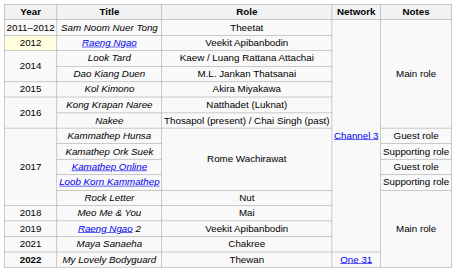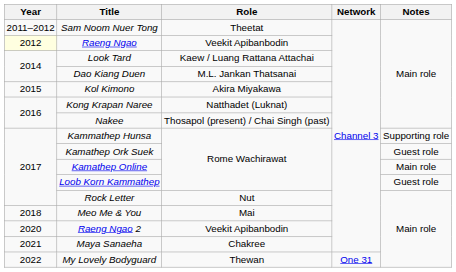(416, 136) Guest role -> (416, 136) Supporting role
(416, 151) Supporting role -> (416, 151) Guest role
(416, 167) Guest role -> (416, 167) Main role
(416, 182) Supporting role -> (416, 182) Guest role
(31, 228) 2019 -> (31, 228) 2020
(31, 259) bold -> (31, 259) normal
